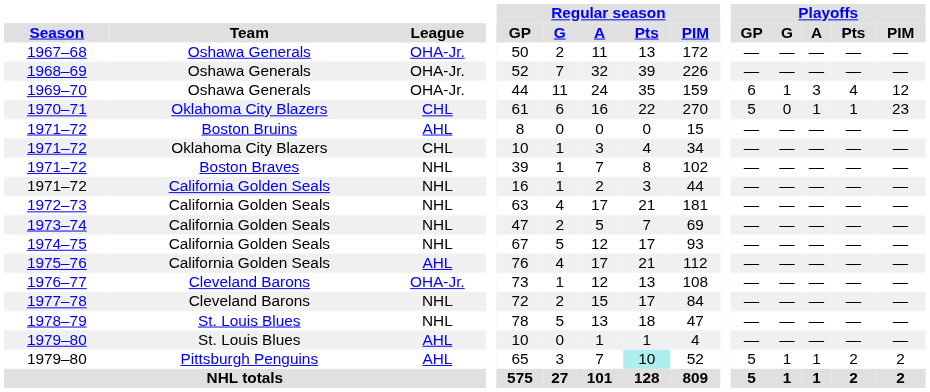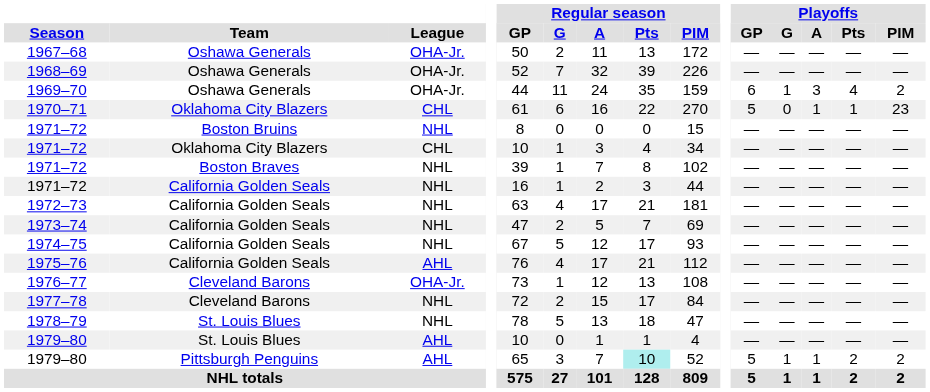(901, 90) 12 -> (901, 90) 2
(437, 128) AHL -> (437, 128) NHL
